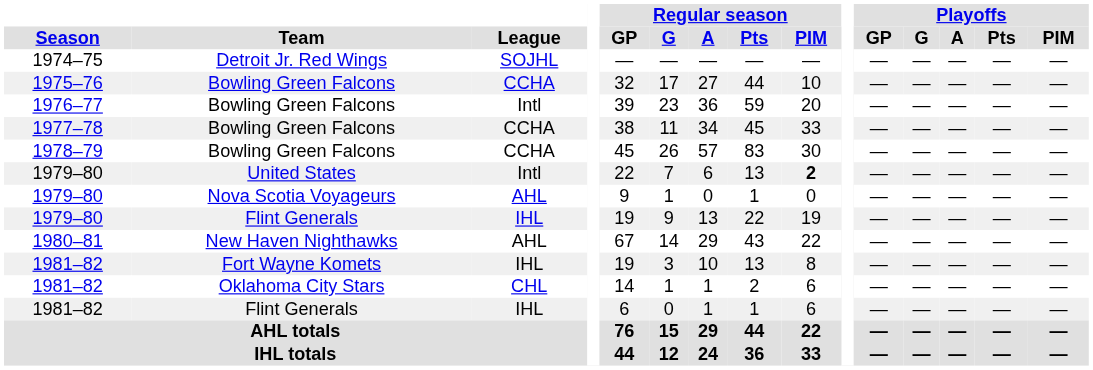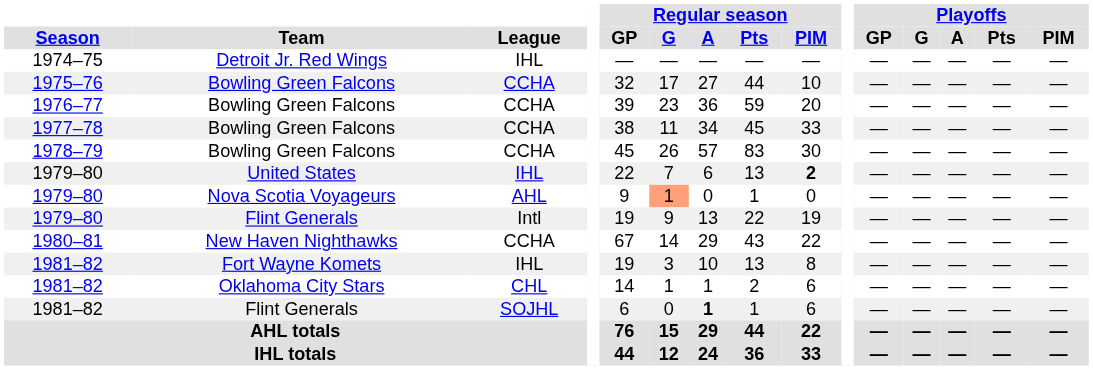(529, 60) SOJHL -> (529, 60) IHL
(529, 105) Intl -> (529, 105) CCHA
(529, 173) Intl -> (529, 173) IHL
(669, 196) no background -> (669, 196) lightsalmon background
(529, 218) IHL -> (529, 218) Intl
(529, 241) AHL -> (529, 241) CCHA
(529, 309) IHL -> (529, 309) SOJHL
(708, 309) normal -> (708, 309) bold
